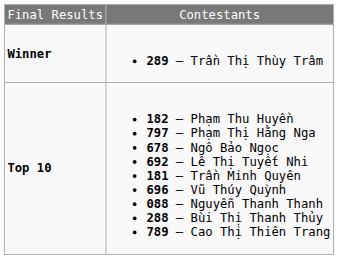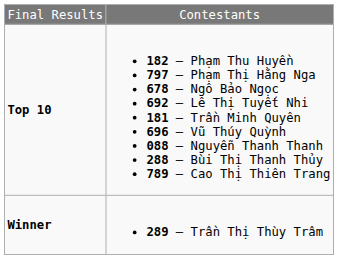rows swapped: (29, 54) <-> (29, 168)
